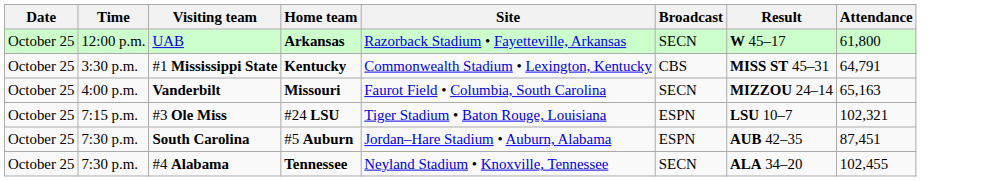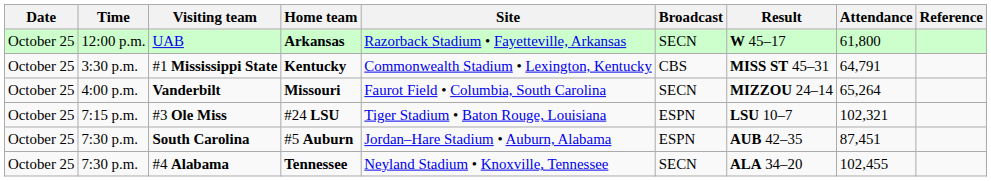+ column: (951, 16)
(860, 90) 65,163 -> (860, 90) 65,264
